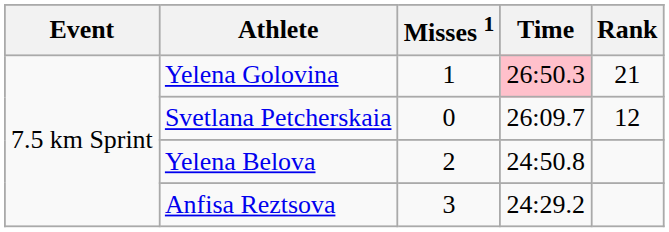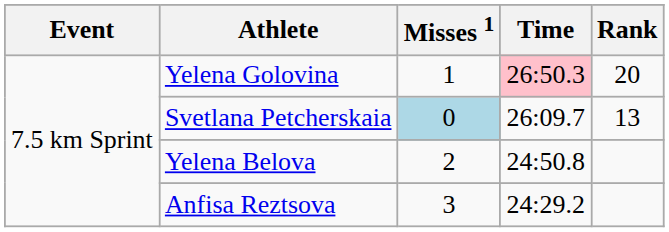(627, 75) 21 -> (627, 75) 20
(449, 118) no background -> (449, 118) lightblue background
(627, 118) 12 -> (627, 118) 13
